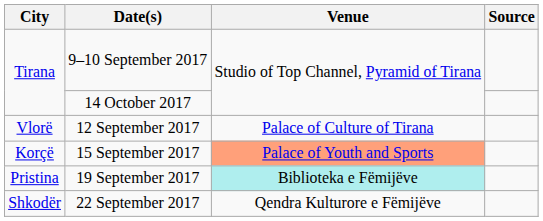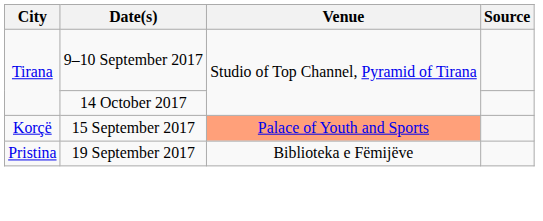- row: (138, 128)
(348, 178) paleturquoise background -> (343, 153) no background
- row: (138, 203)
